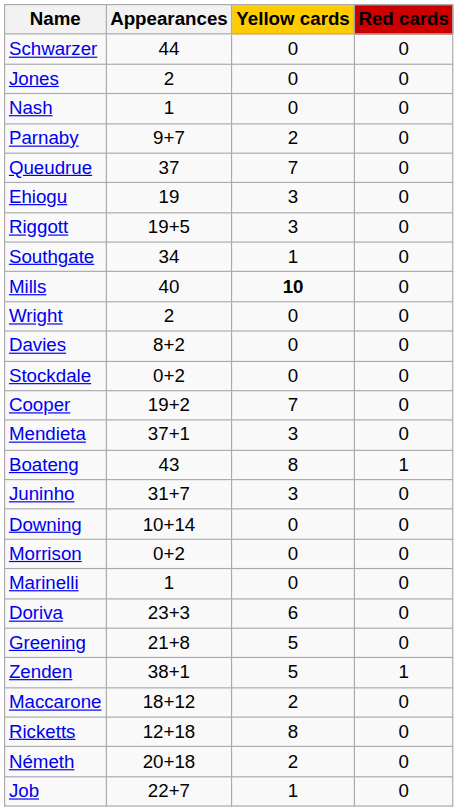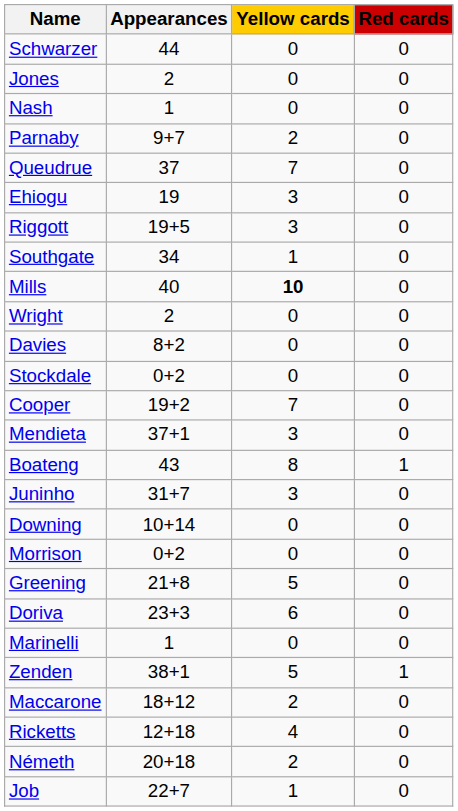rows swapped: (47, 642) <-> (44, 583)
(293, 731) 8 -> (293, 731) 4
